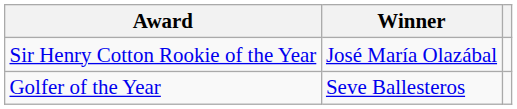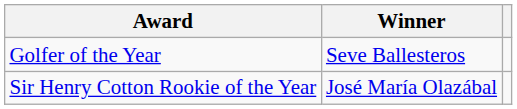rows swapped: (85, 87) <-> (163, 54)
